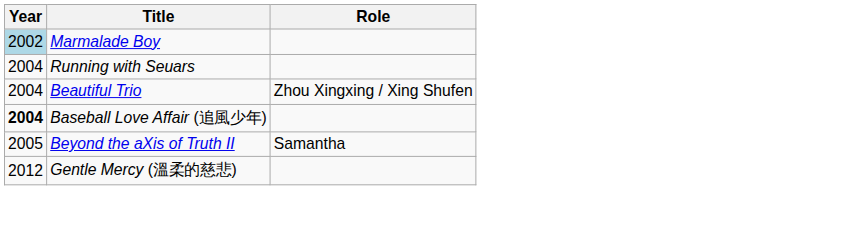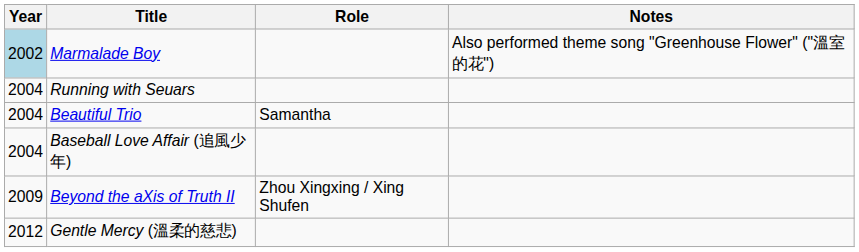+ column: (651, 16)
(373, 91) Zhou Xingxing / Xing Shufen -> (295, 115) Samantha
(26, 117) bold -> (26, 151) normal
(26, 144) 2005 -> (26, 197) 2009
(310, 144) Samantha -> (332, 197) Zhou Xingxing / Xing Shufen
